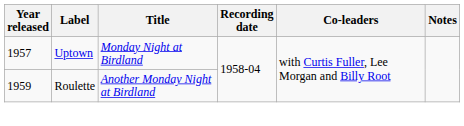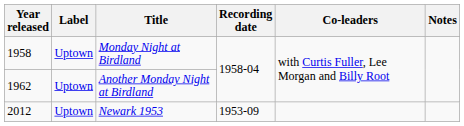(19, 53) 1957 -> (19, 53) 1958
(19, 85) 1959 -> (19, 85) 1962
(75, 85) Roulette -> (74, 85) Uptown
+ row: (131, 111)
